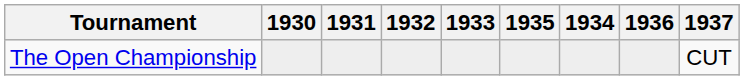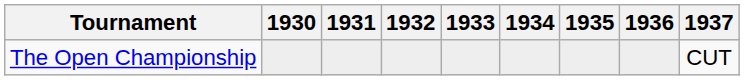columns swapped: (590, 22) <-> (530, 22)
